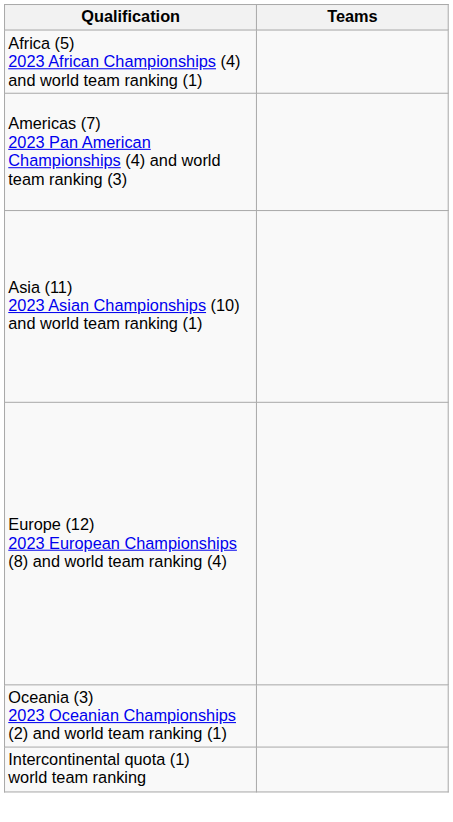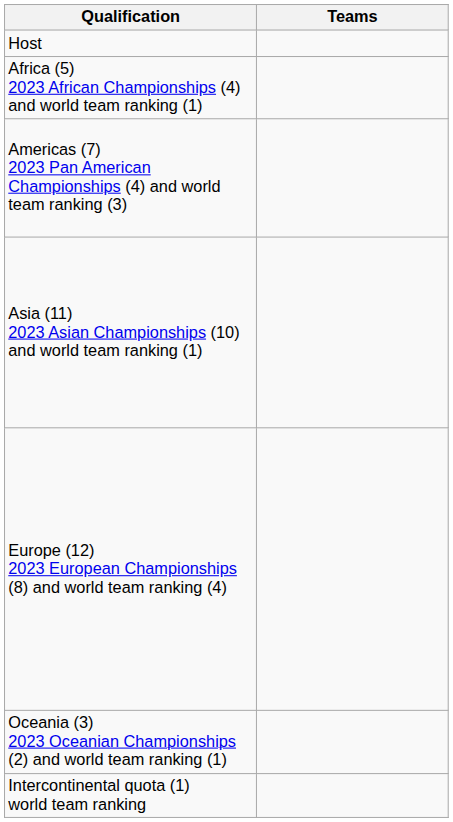+ row: (25, 43)
